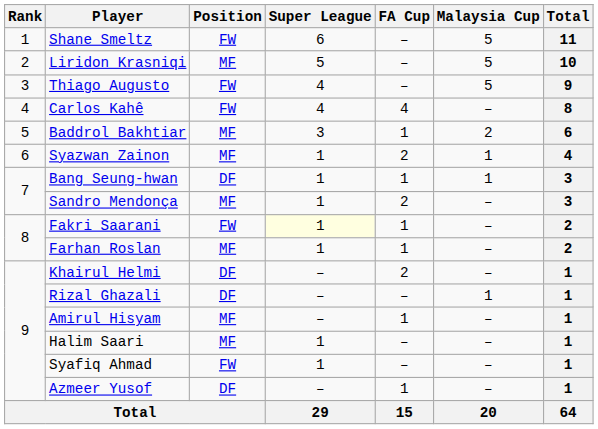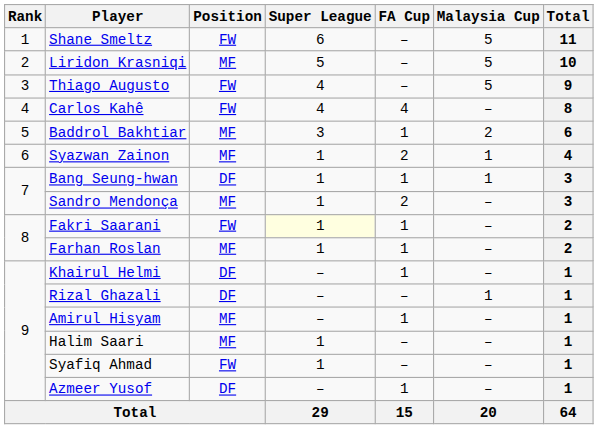(404, 273) 2 -> (404, 273) 1
